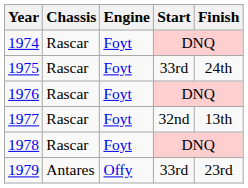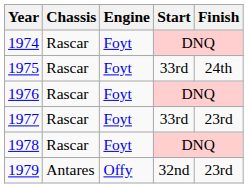(174, 119) 32nd -> (174, 119) 33rd
(219, 119) 13th -> (219, 119) 23rd
(174, 170) 33rd -> (174, 170) 32nd
